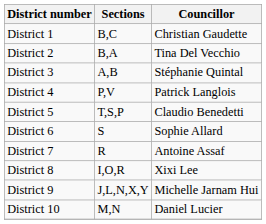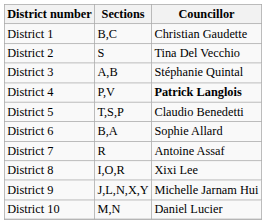(108, 53) B,A -> (101, 53) S
(195, 92) normal -> (198, 92) bold
(101, 131) S -> (108, 131) B,A
